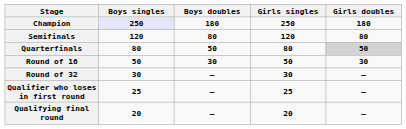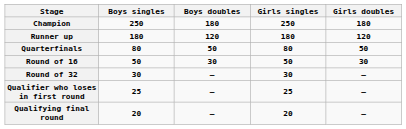(136, 23) lavender background -> (136, 23) no background
+ row: (52, 36)
- row: (52, 36)
(364, 49) lightgrey background -> (364, 49) no background
